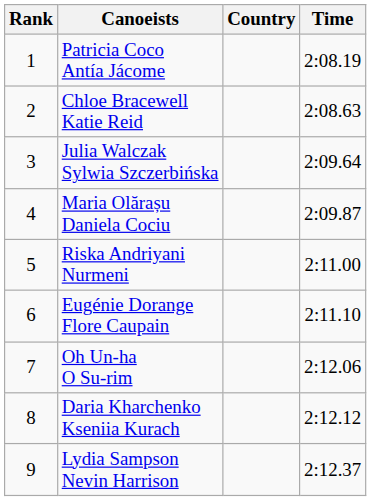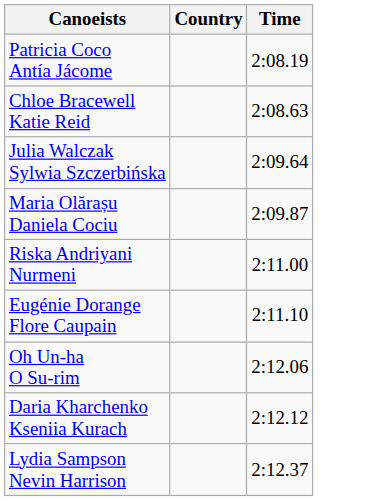- column: (31, 19)
